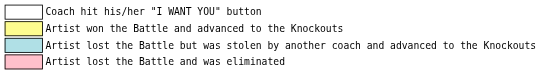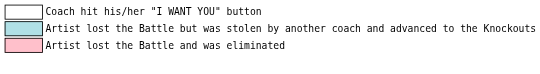- row: (194, 29)
